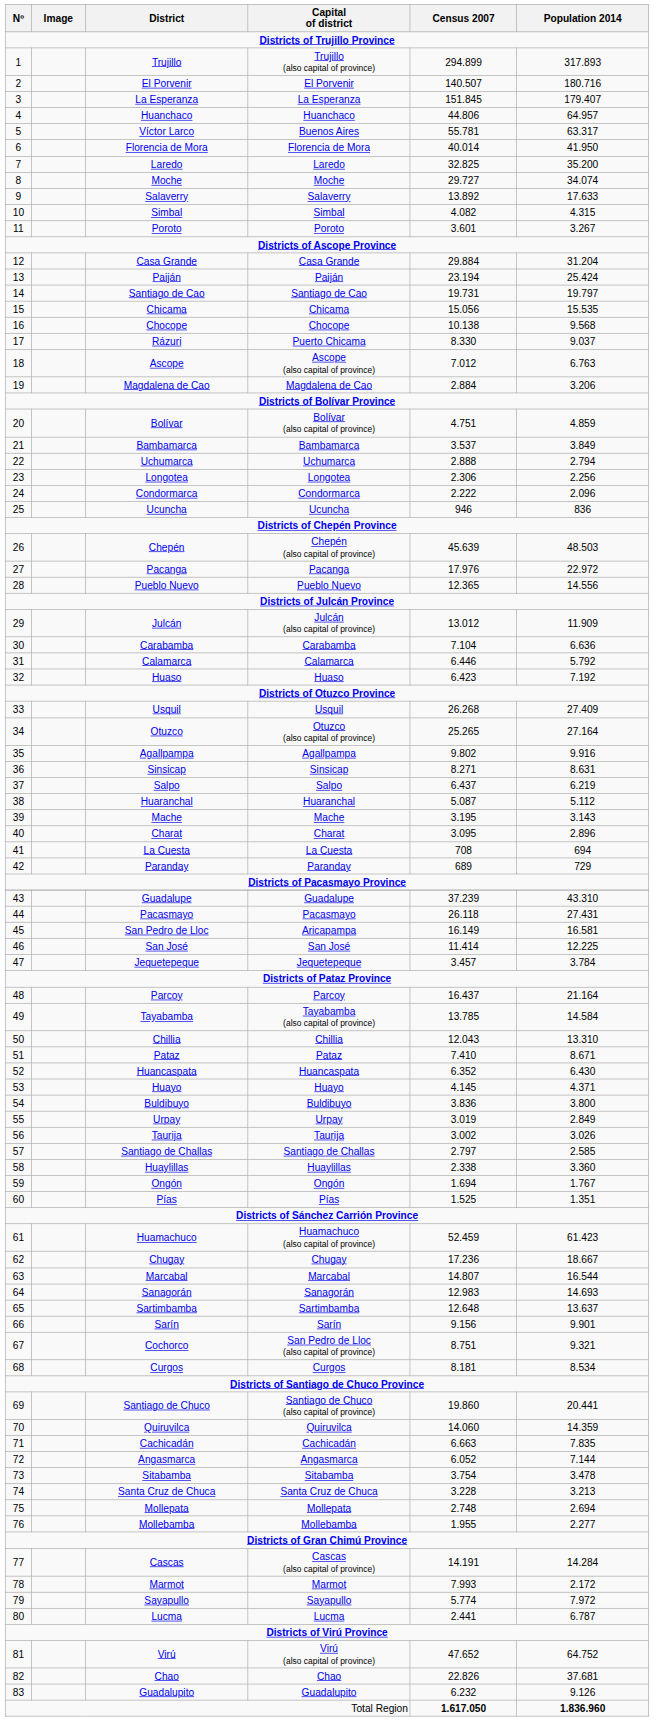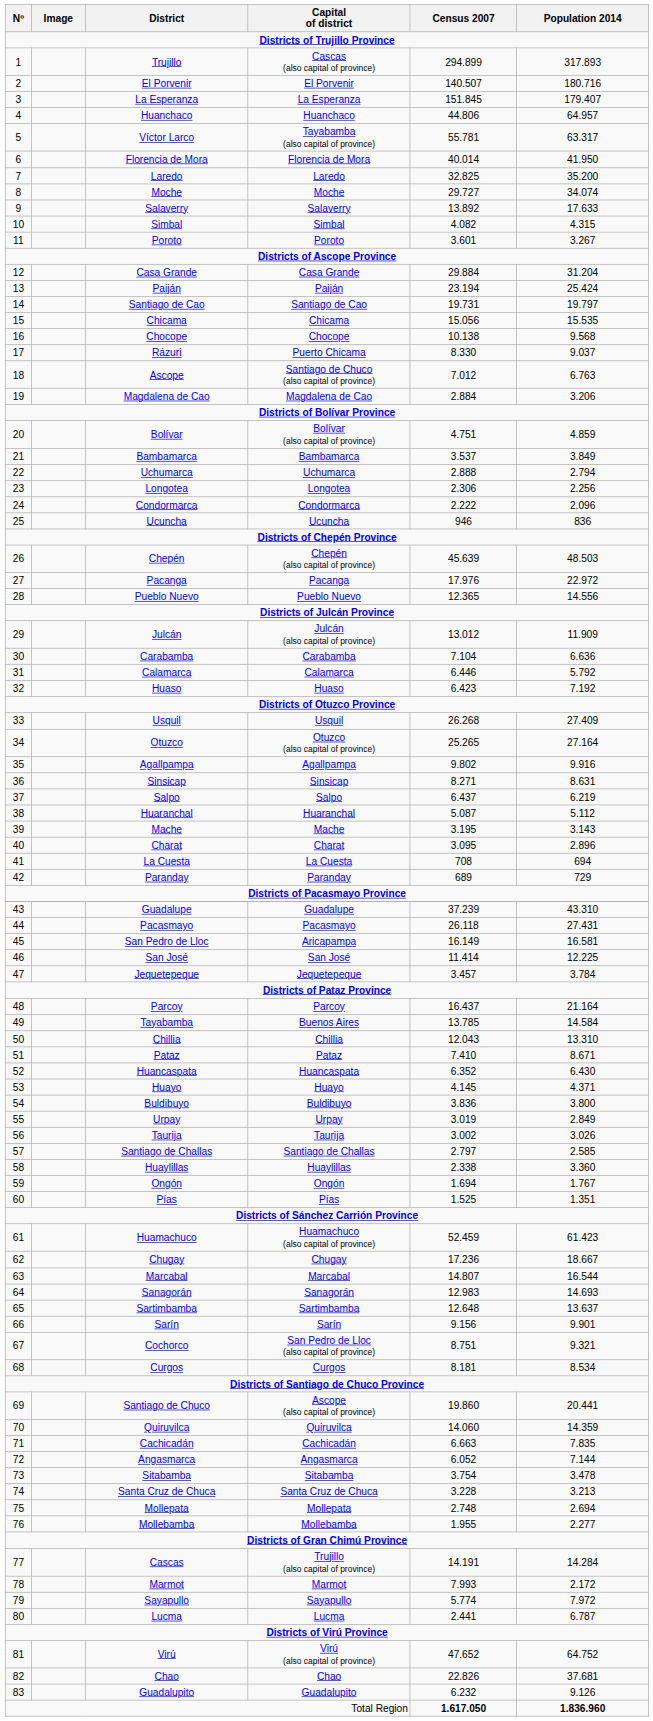(329, 62) Trujillo (also capital of province) -> (329, 62) Cascas (also capital of province)
(329, 132) Buenos Aires -> (329, 138) Tayabamba (also capital of province)
(329, 363) Ascope (also capital of province) -> (329, 375) Santiago de Chuco (also capital of province)
(329, 1017) Tayabamba (also capital of province) -> (329, 1023) Buenos Aires
(329, 1406) Santiago de Chuco (also capital of province) -> (329, 1406) Ascope (also capital of province)
(329, 1562) Cascas (also capital of province) -> (329, 1562) Trujillo (also capital of province)
